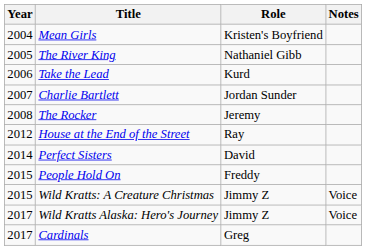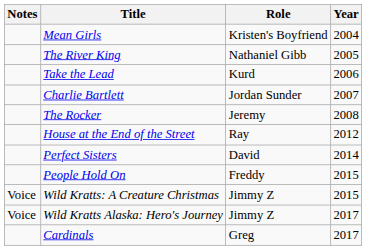columns swapped: (20, 14) <-> (344, 14)
